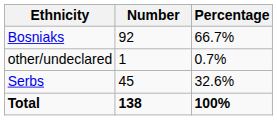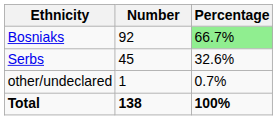(214, 37) no background -> (214, 37) lightgreen background
rows swapped: (26, 81) <-> (60, 59)
